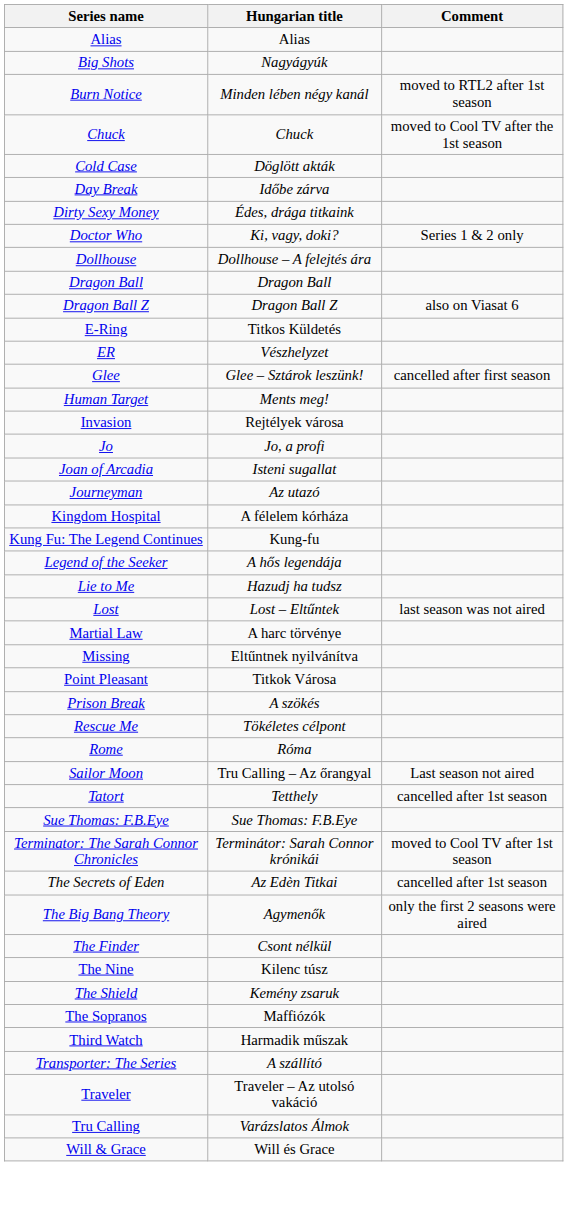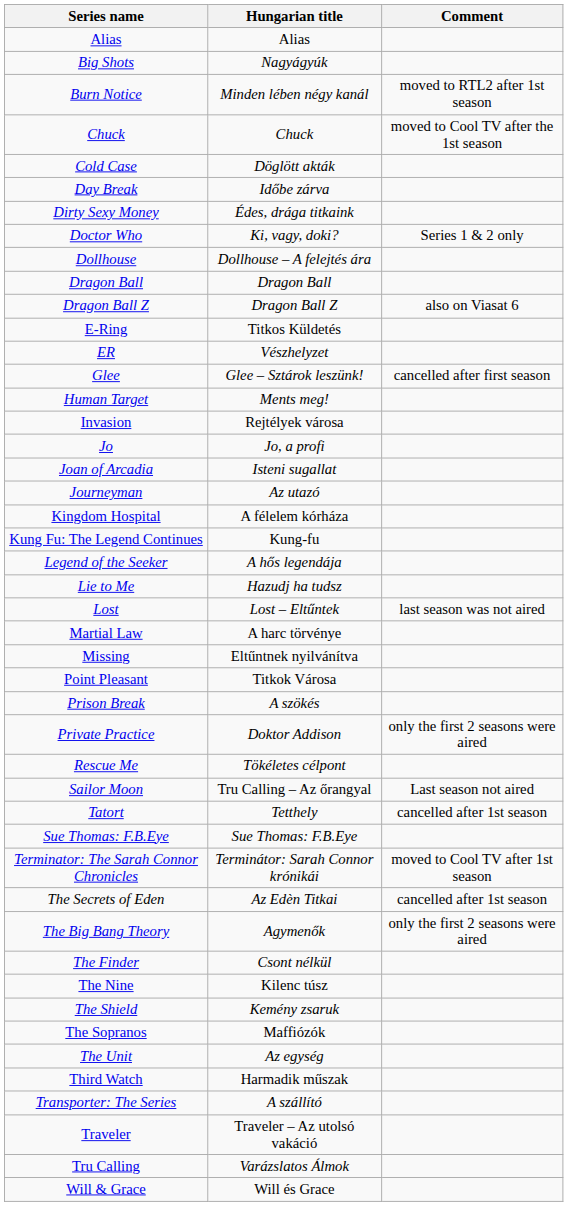+ row: (106, 734)
- row: (106, 749)
+ row: (106, 1056)
